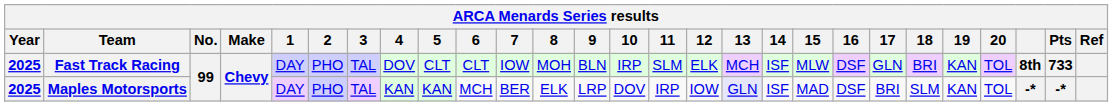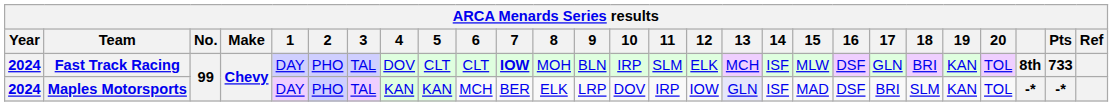(24, 65) 2025 -> (24, 65) 2024
(515, 65) normal -> (515, 65) bold
(24, 89) 2025 -> (24, 89) 2024
